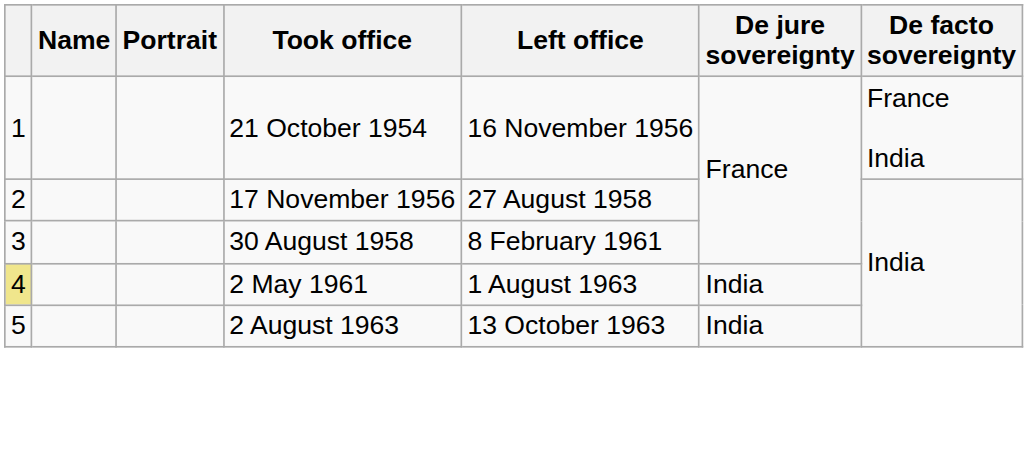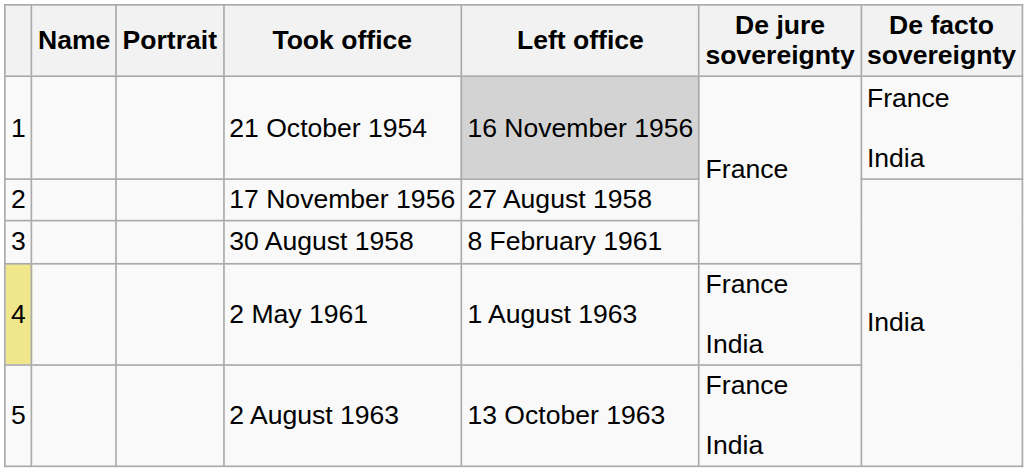(580, 127) no background -> (580, 127) lightgrey background
(734, 283) India -> (747, 313) France India
(734, 325) India -> (747, 415) France India
